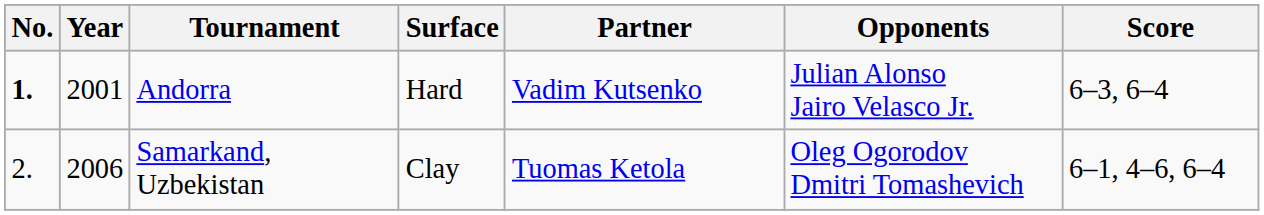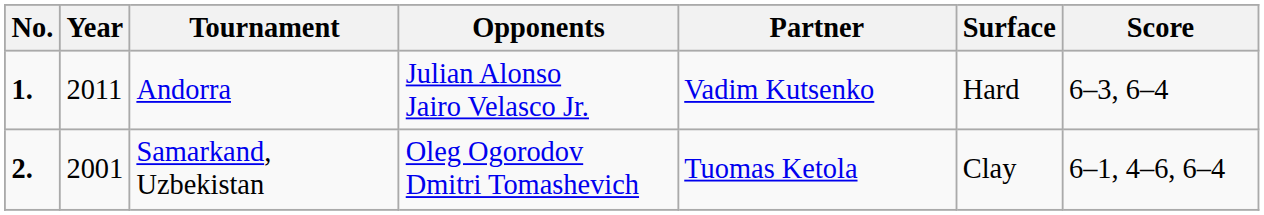columns swapped: (452, 27) <-> (923, 27)
(95, 89) 2001 -> (94, 89) 2011
(22, 168) normal -> (22, 168) bold
(95, 168) 2006 -> (95, 168) 2001
